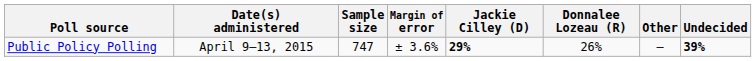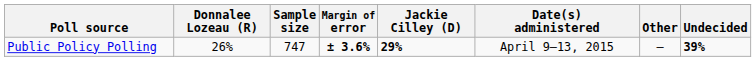columns swapped: (256, 21) <-> (591, 21)
(417, 47) normal -> (348, 47) bold
